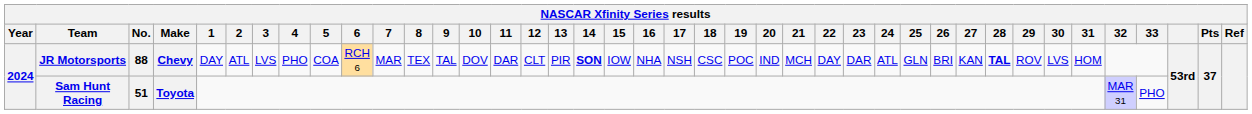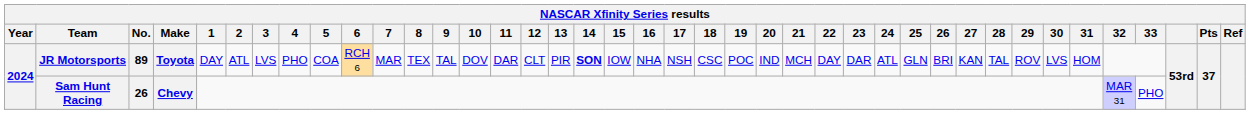(141, 60) 88 -> (141, 60) 89
(175, 60) Chevy -> (175, 60) Toyota
(999, 60) bold -> (999, 60) normal
(141, 93) 51 -> (141, 93) 26
(175, 93) Toyota -> (175, 93) Chevy
